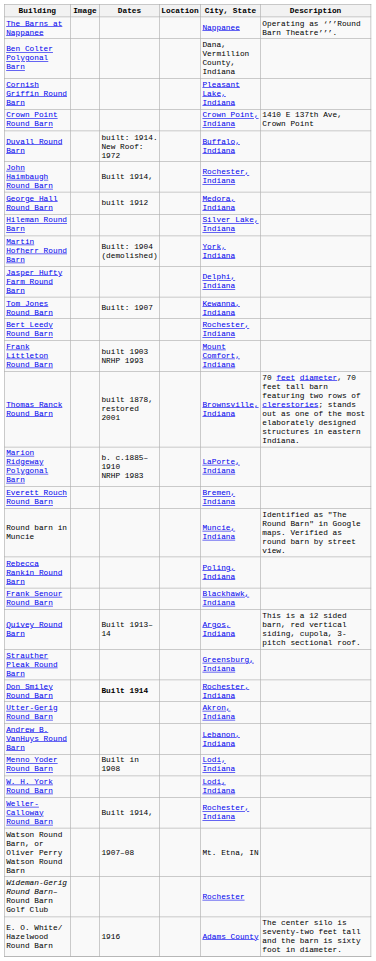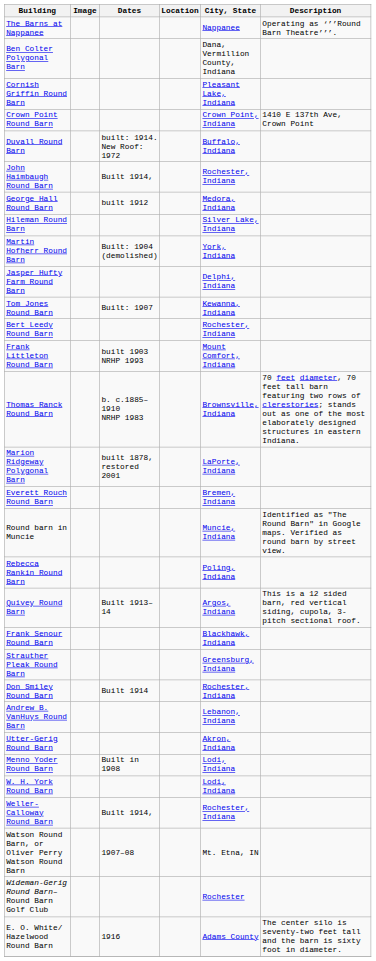(127, 409) built 1878, restored 2001 -> (125, 409) b. c.1885–1910 NRHP 1983
(125, 467) b. c.1885–1910 NRHP 1983 -> (127, 467) built 1878, restored 2001
rows swapped: (34, 629) <-> (34, 599)
(125, 691) bold -> (125, 691) normal
rows swapped: (32, 713) <-> (37, 739)
